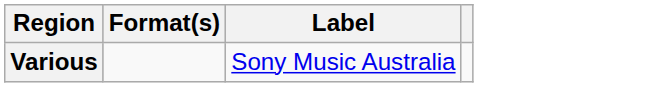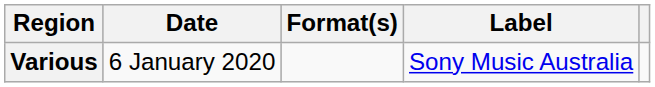+ column: (192, 23)
